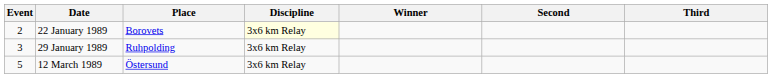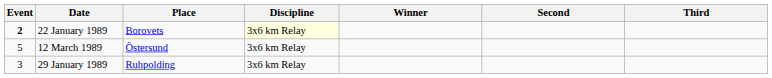(20, 30) normal -> (20, 30) bold
rows swapped: (72, 47) <-> (70, 65)
